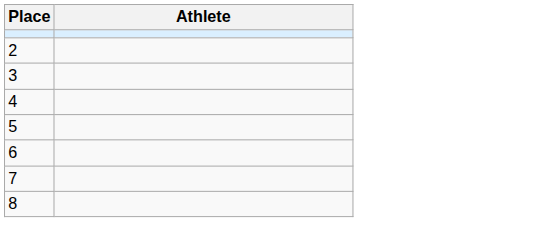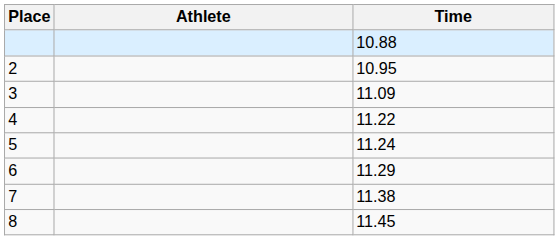+ column: (453, 17)
